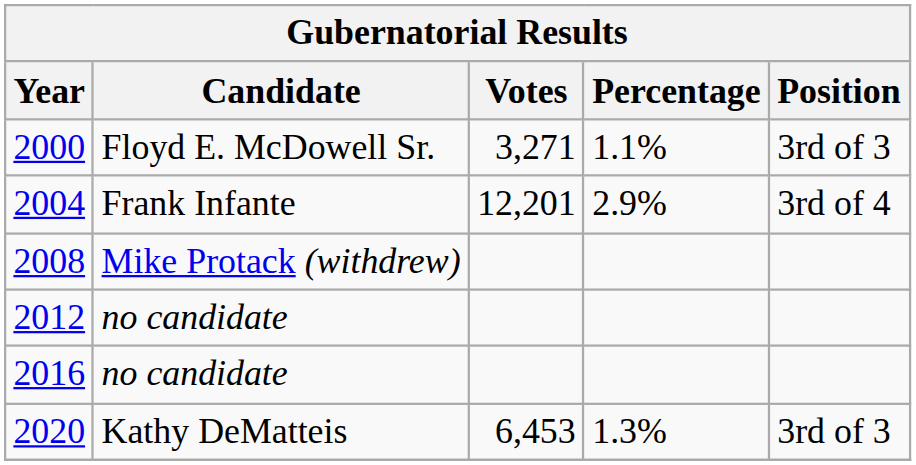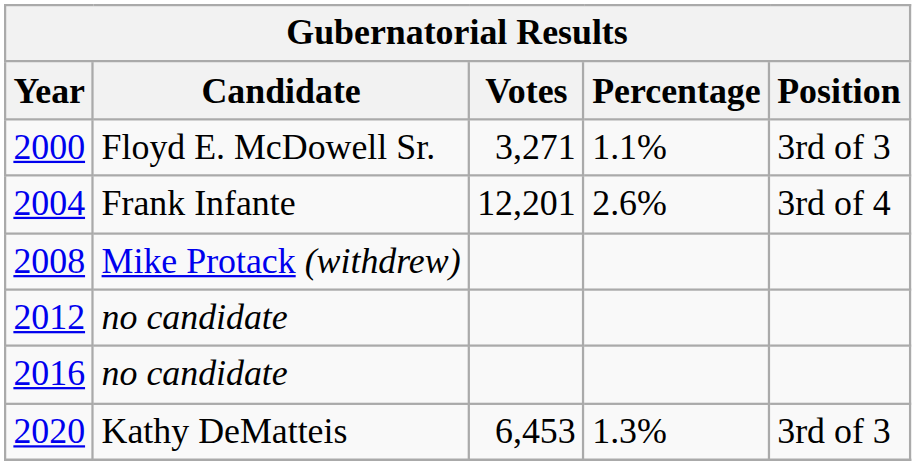(630, 203) 2.9% -> (630, 203) 2.6%
